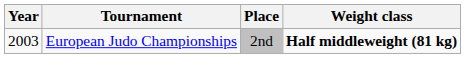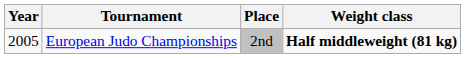(23, 41) 2003 -> (23, 41) 2005
